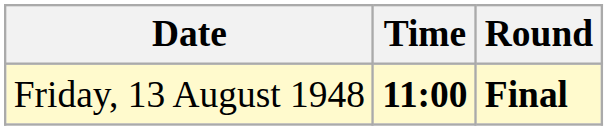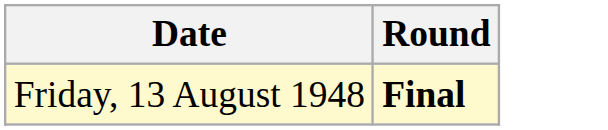- column: (425, 34)
